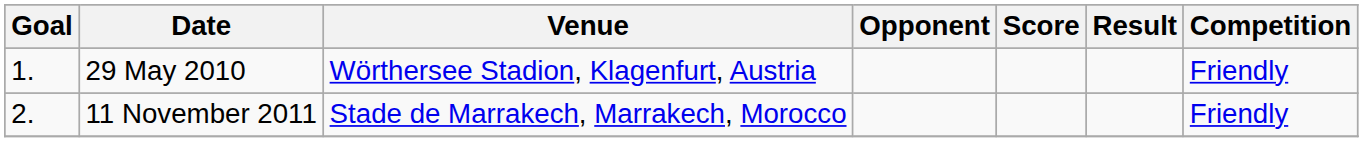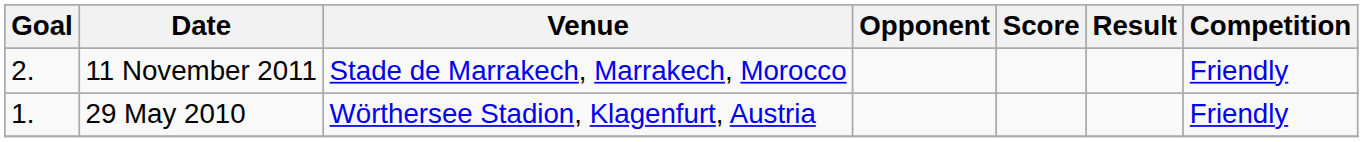rows swapped: (166, 70) <-> (201, 114)
